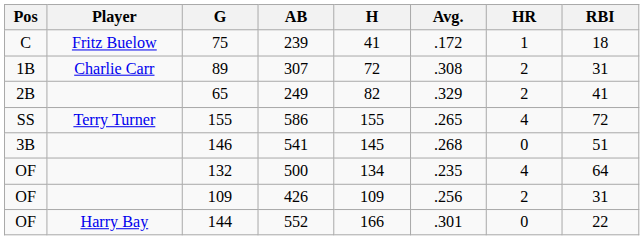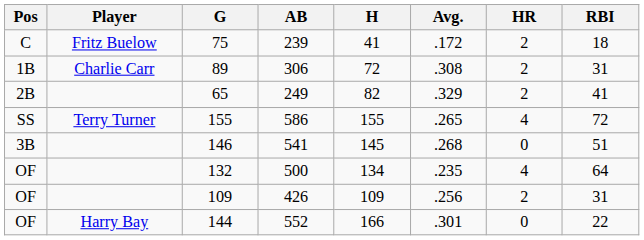(524, 42) 1 -> (524, 42) 2
(296, 68) 307 -> (296, 68) 306
